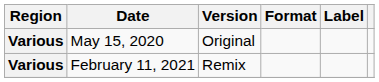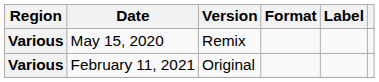(229, 41) Original -> (224, 41) Remix
(224, 65) Remix -> (229, 65) Original
